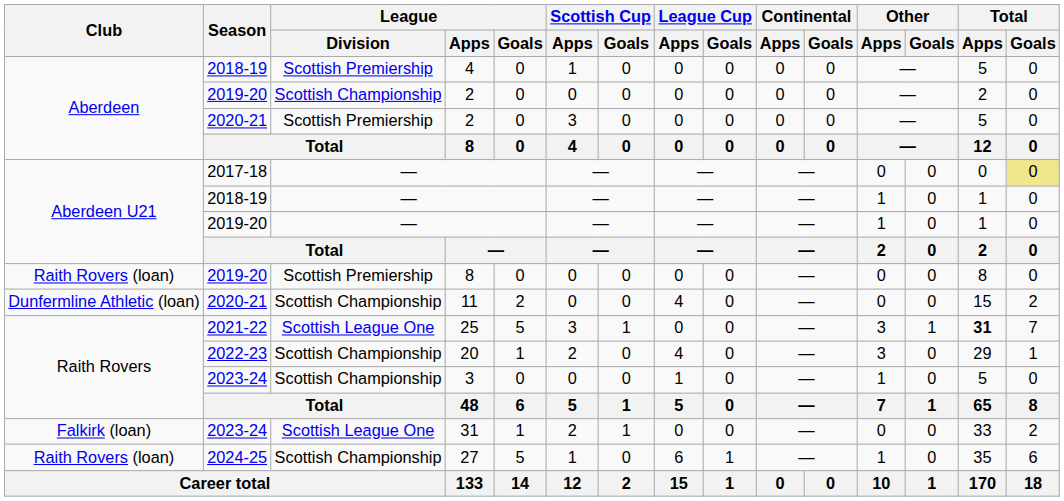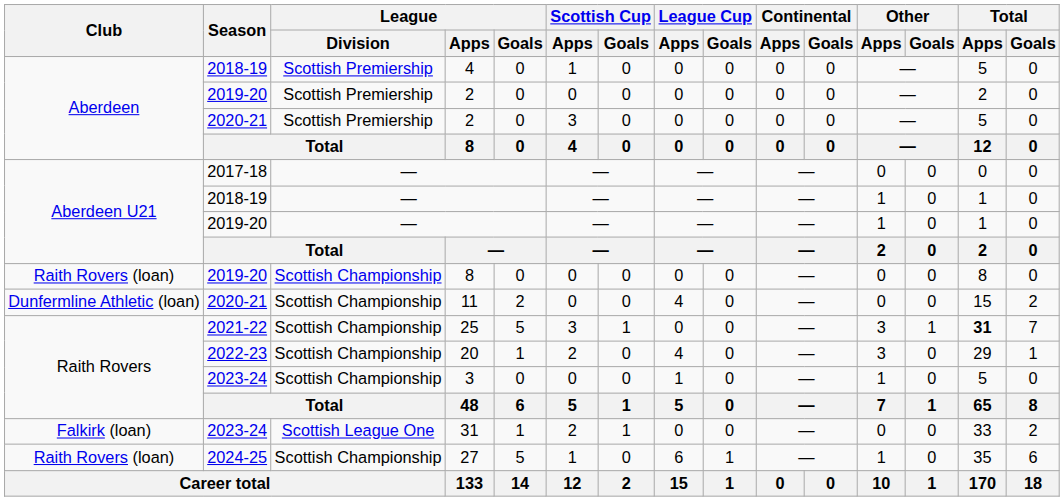(358, 95) Scottish Championship -> (358, 95) Scottish Premiership
(1033, 172) khaki background -> (1033, 172) no background
(358, 276) Scottish Premiership -> (358, 276) Scottish Championship
(358, 328) Scottish League One -> (358, 328) Scottish Championship
